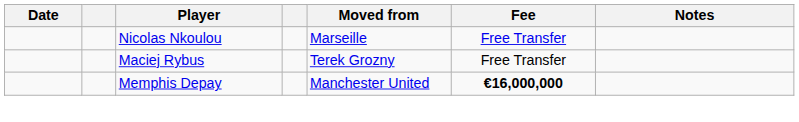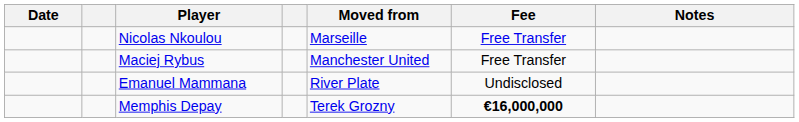(352, 60) Terek Grozny -> (370, 60) Manchester United
+ row: (182, 83)
(370, 83) Manchester United -> (352, 106) Terek Grozny
